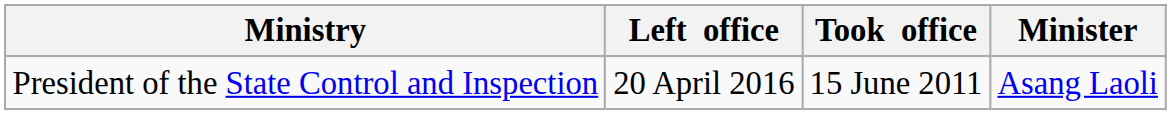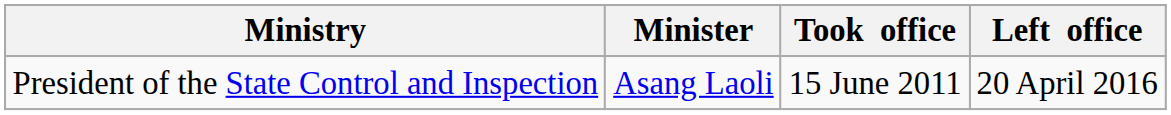columns swapped: (1078, 30) <-> (704, 30)
